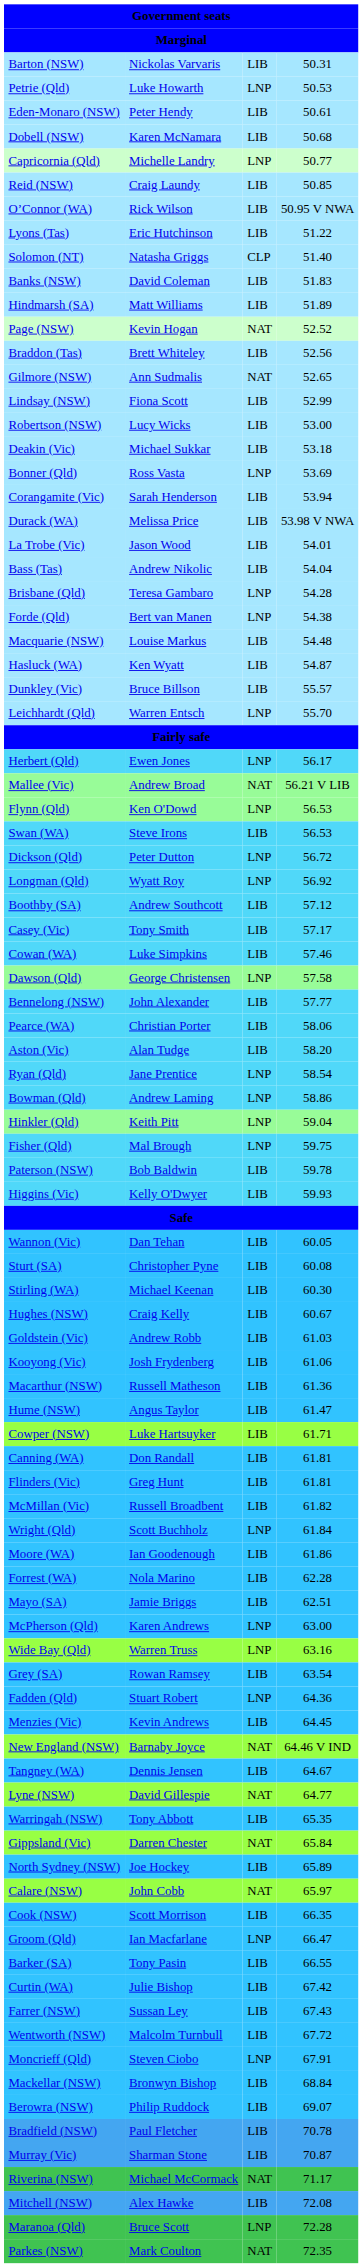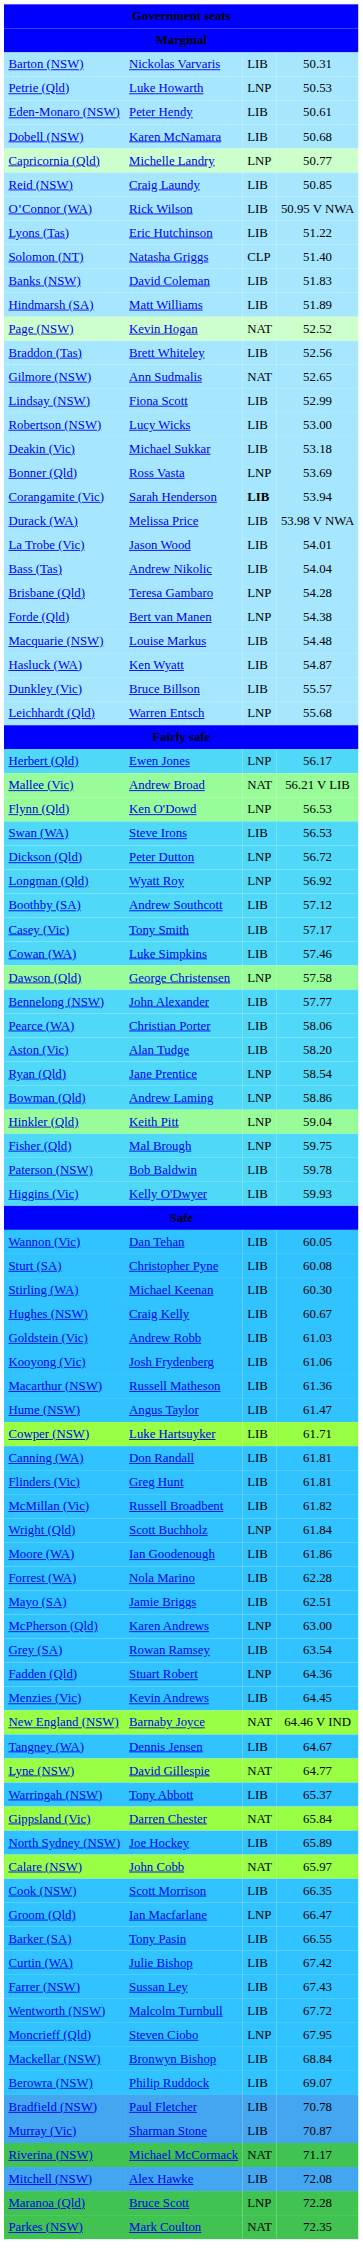(257, 496) normal -> (258, 496) bold
(318, 713) 55.70 -> (318, 713) 55.68
- row: (49, 1650)
(318, 1818) 65.35 -> (318, 1794) 65.37
(318, 2058) 67.91 -> (318, 2034) 67.95
